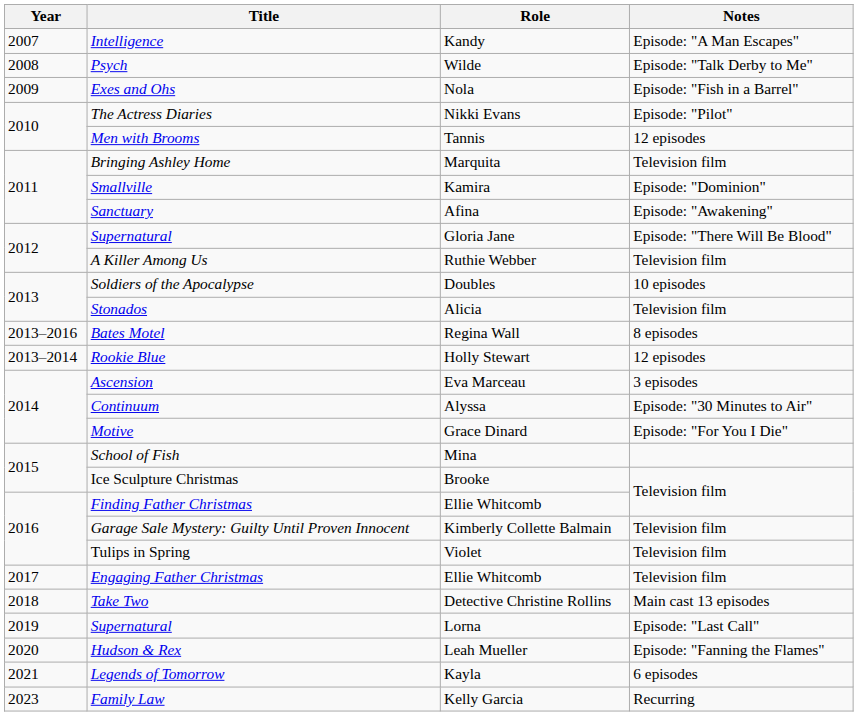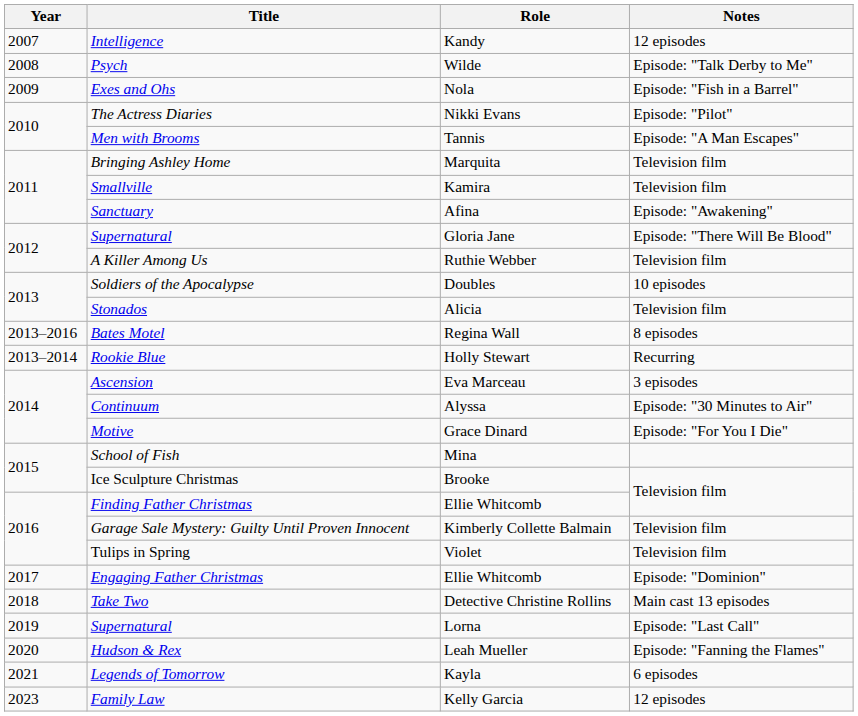(716, 41) Episode: "A Man Escapes" -> (669, 41) 12 episodes
(669, 138) 12 episodes -> (716, 138) Episode: "A Man Escapes"
(700, 187) Episode: "Dominion" -> (680, 187) Television film
(669, 357) 12 episodes -> (664, 357) Recurring
(680, 576) Television film -> (700, 576) Episode: "Dominion"
(664, 698) Recurring -> (669, 698) 12 episodes
